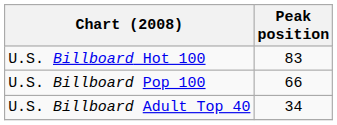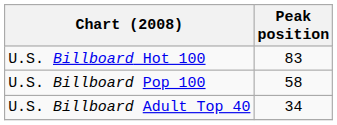(293, 83) 66 -> (293, 83) 58
